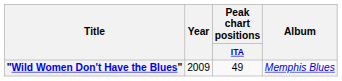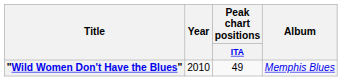(199, 68) 2009 -> (199, 68) 2010
